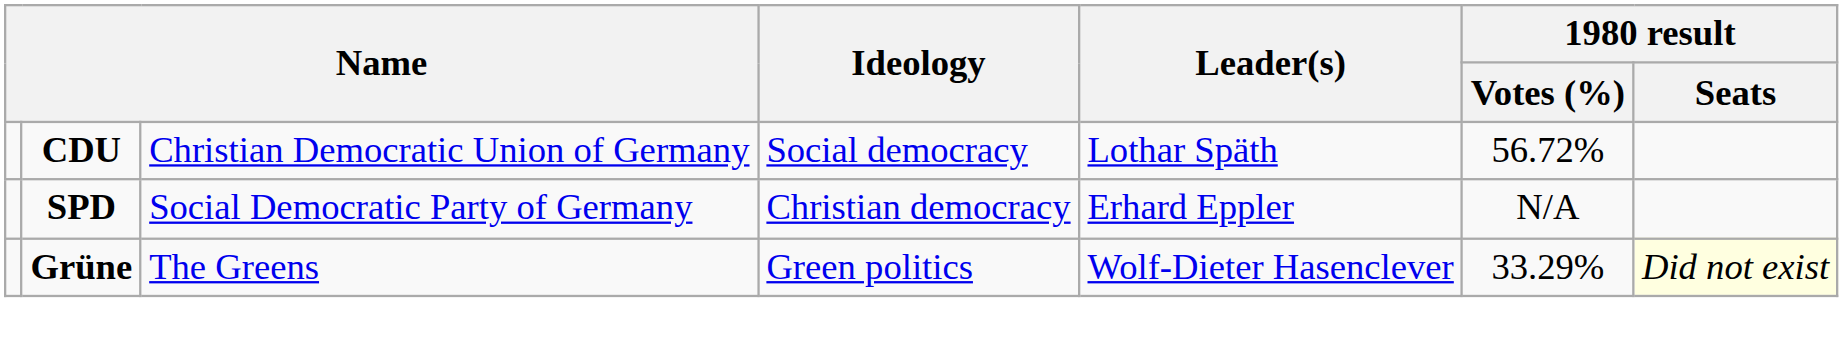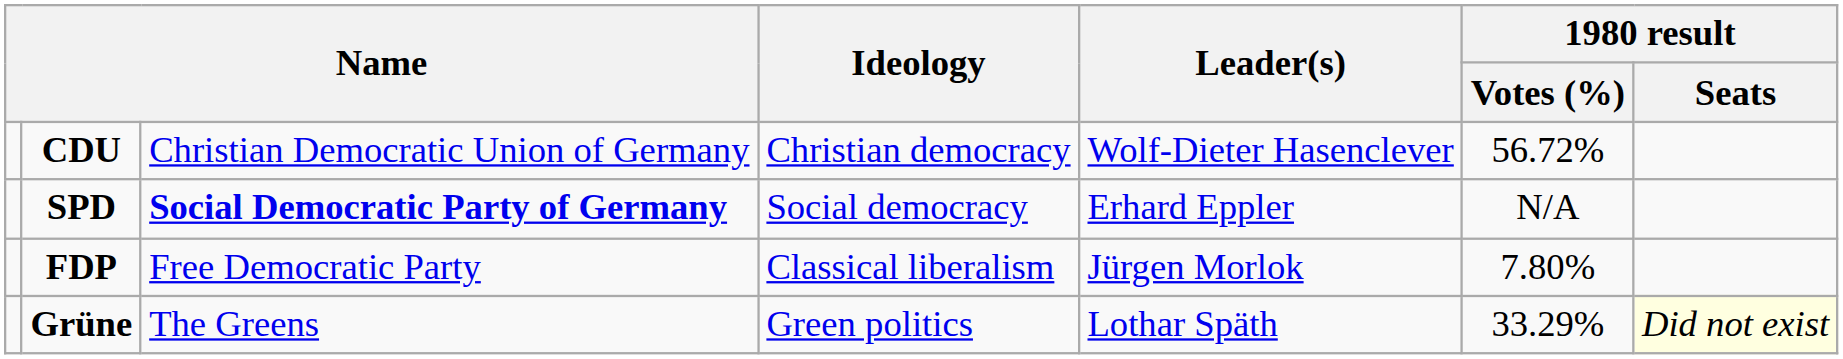(897, 149) Social democracy -> (918, 149) Christian democracy
(1183, 149) Lothar Späth -> (1271, 149) Wolf-Dieter Hasenclever
(421, 207) normal -> (438, 207) bold
(918, 207) Christian democracy -> (897, 207) Social democracy
+ row: (81, 265)
(1271, 265) Wolf-Dieter Hasenclever -> (1183, 324) Lothar Späth
